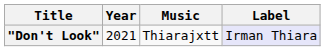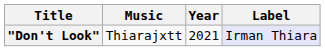columns swapped: (121, 15) <-> (181, 15)
